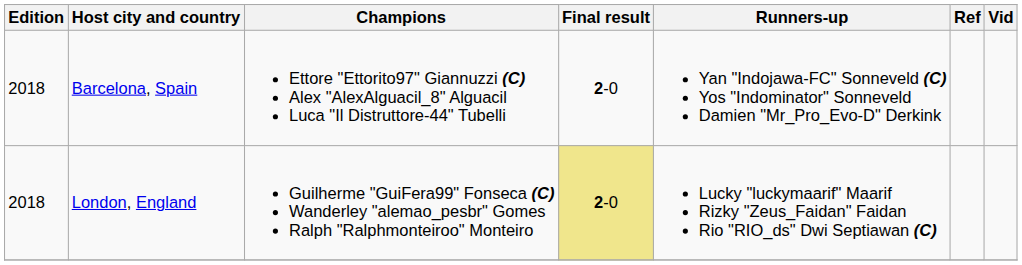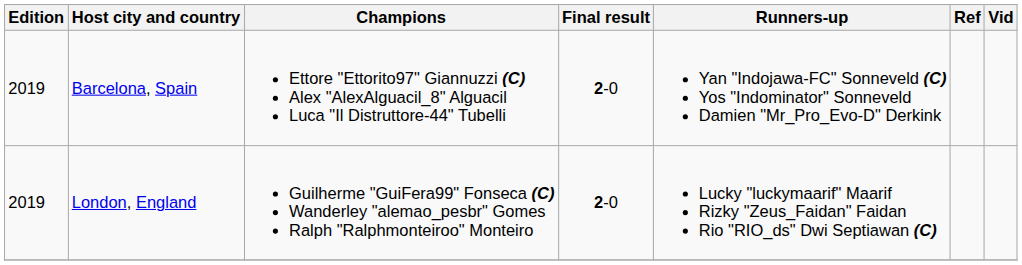(27, 87) 2018 -> (27, 87) 2019
(27, 202) 2018 -> (27, 202) 2019
(606, 202) khaki background -> (606, 202) no background
